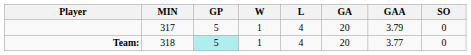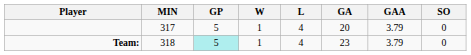(345, 43) 20 -> (345, 43) 23
(395, 43) 3.77 -> (395, 43) 3.79
